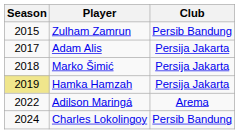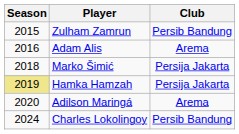(27, 48) 2017 -> (27, 48) 2016
(192, 48) Persija Jakarta -> (192, 48) Arema
(27, 102) 2022 -> (27, 102) 2020
